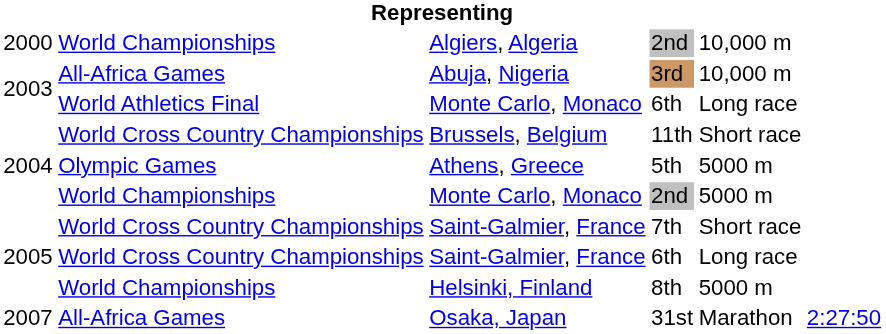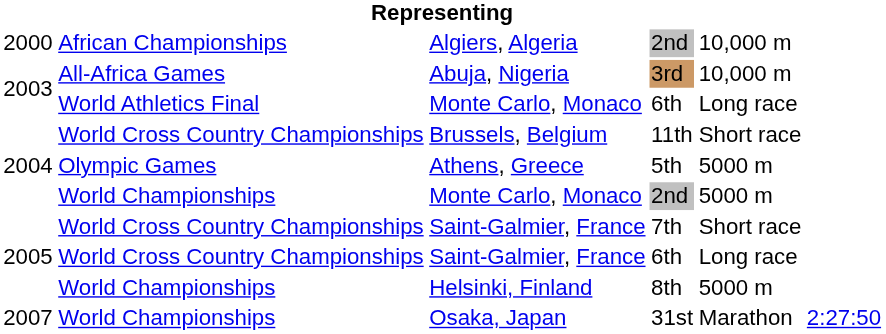(167, 43) World Championships -> (173, 43) African Championships
(142, 318) All-Africa Games -> (167, 318) World Championships
